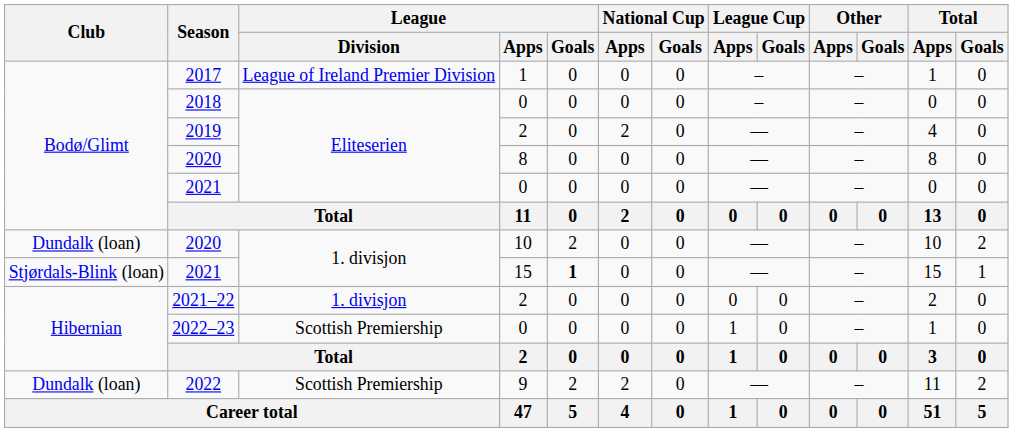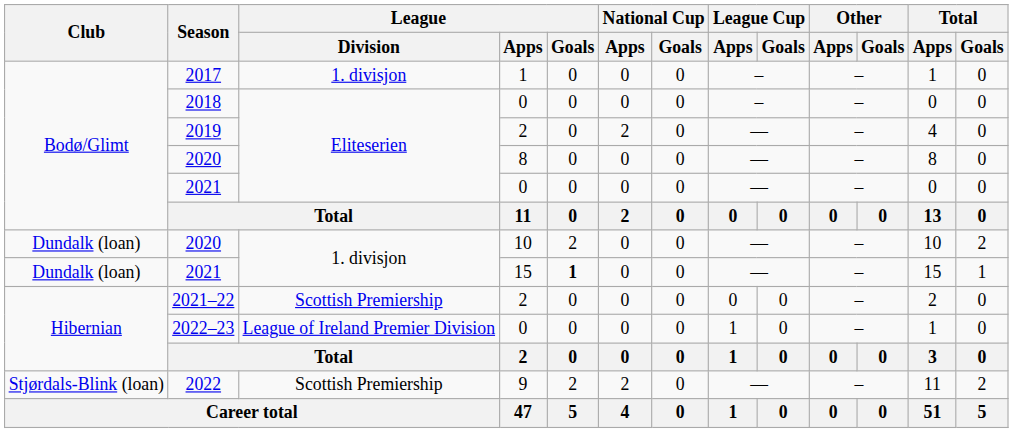(369, 74) League of Ireland Premier Division -> (369, 74) 1. divisjon
(86, 272) Stjørdals-Blink (loan) -> (86, 272) Dundalk (loan)
(369, 300) 1. divisjon -> (369, 300) Scottish Premiership
(369, 328) Scottish Premiership -> (369, 328) League of Ireland Premier Division
(86, 384) Dundalk (loan) -> (86, 384) Stjørdals-Blink (loan)
